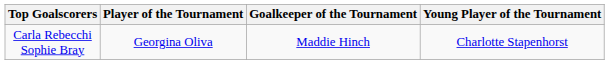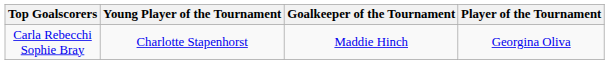columns swapped: (173, 14) <-> (512, 14)
